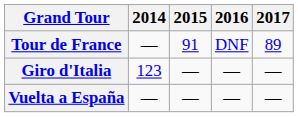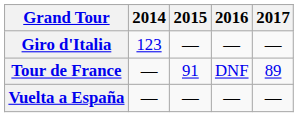rows swapped: (66, 71) <-> (66, 44)
